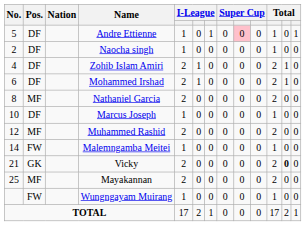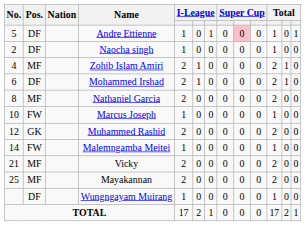(34, 66) DF -> (34, 66) MF
(34, 115) DF -> (34, 115) FW
(34, 131) MF -> (34, 131) GK
(34, 164) GK -> (34, 164) MF
(286, 164) bold -> (286, 164) normal
(34, 196) FW -> (34, 196) DF
